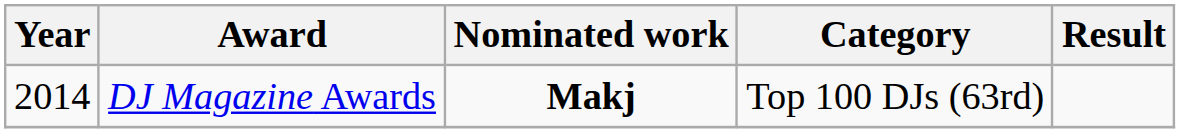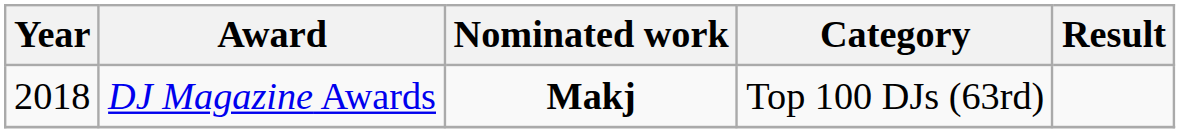(52, 95) 2014 -> (52, 95) 2018
